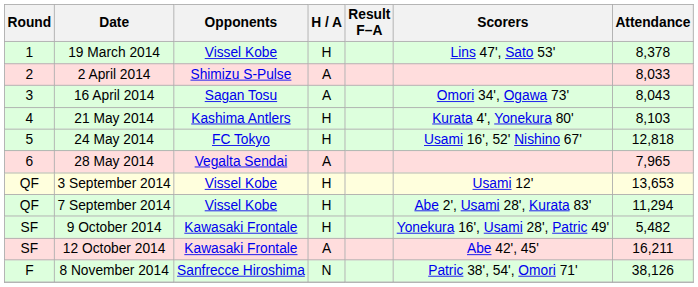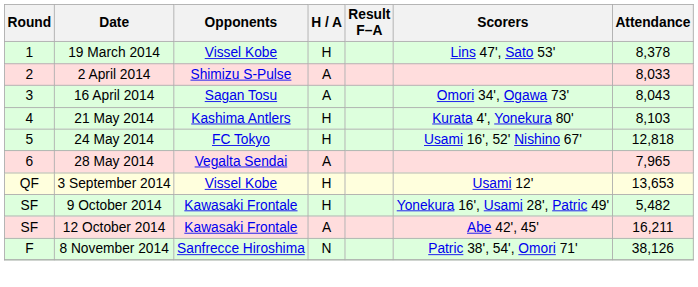- row: (114, 205)
